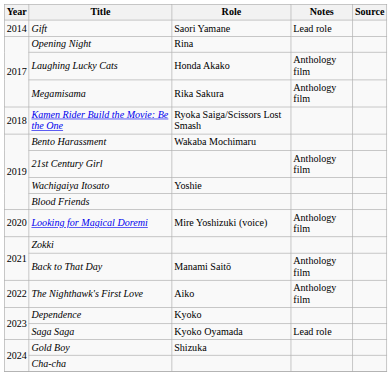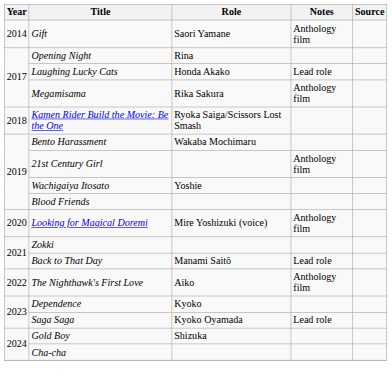(312, 28) Lead role -> (315, 34) Anthology film
(315, 66) Anthology film -> (312, 71) Lead role
(315, 266) Anthology film -> (312, 261) Lead role
